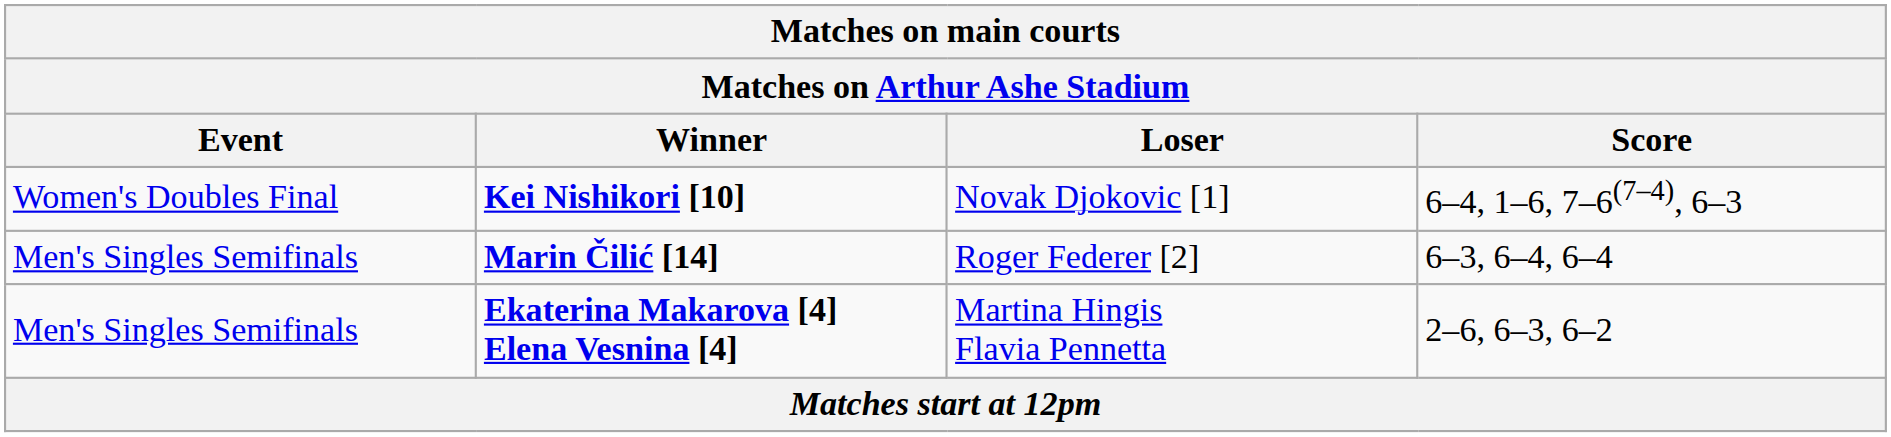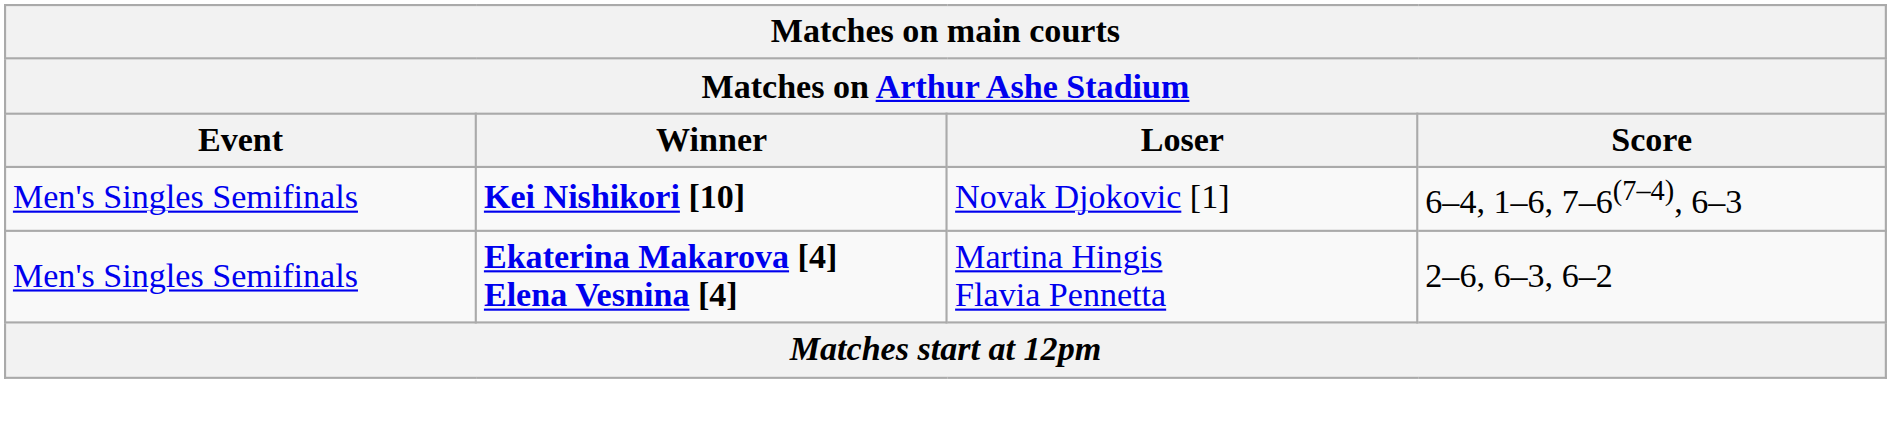(176, 198) Women's Doubles Final -> (185, 198) Men's Singles Semifinals
- row: (601, 256)
